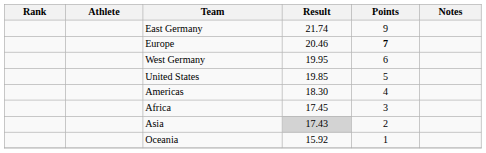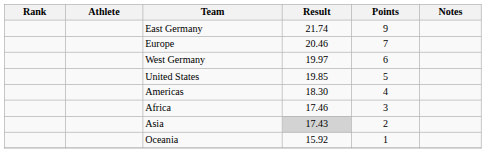(385, 44) bold -> (385, 44) normal
(317, 60) 19.95 -> (317, 60) 19.97
(317, 108) 17.45 -> (317, 108) 17.46
